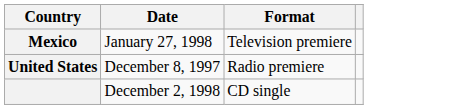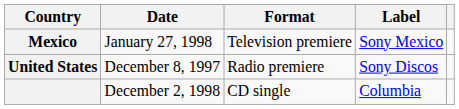+ column: (401, 16)
